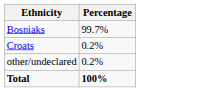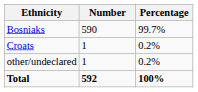+ column: (107, 12)
